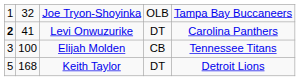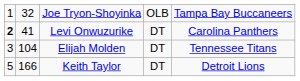(28, 48) 100 -> (28, 48) 104
(158, 48) CB -> (158, 48) DT
(28, 66) 168 -> (28, 66) 166
